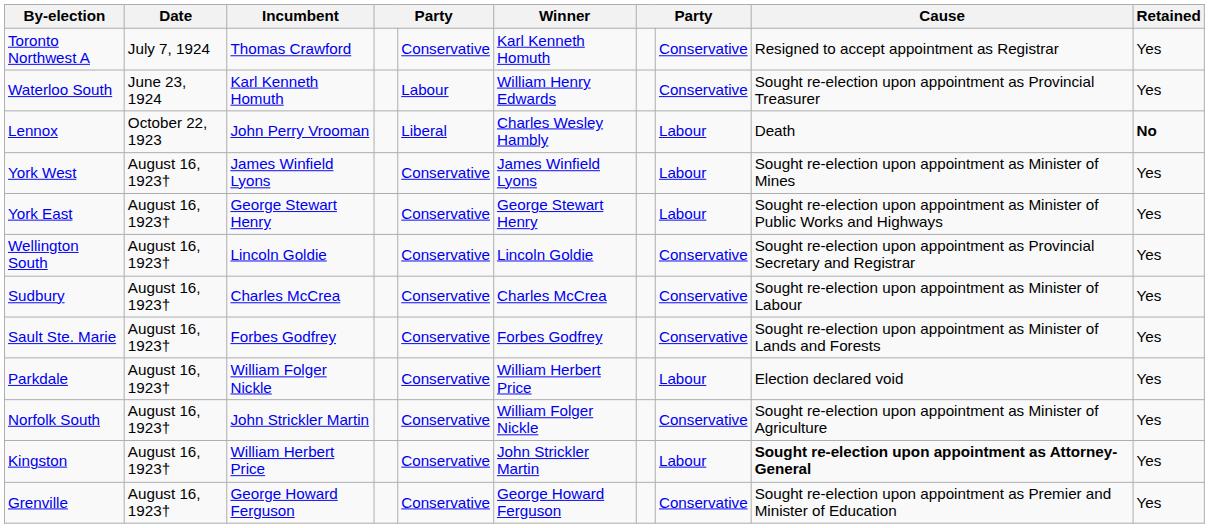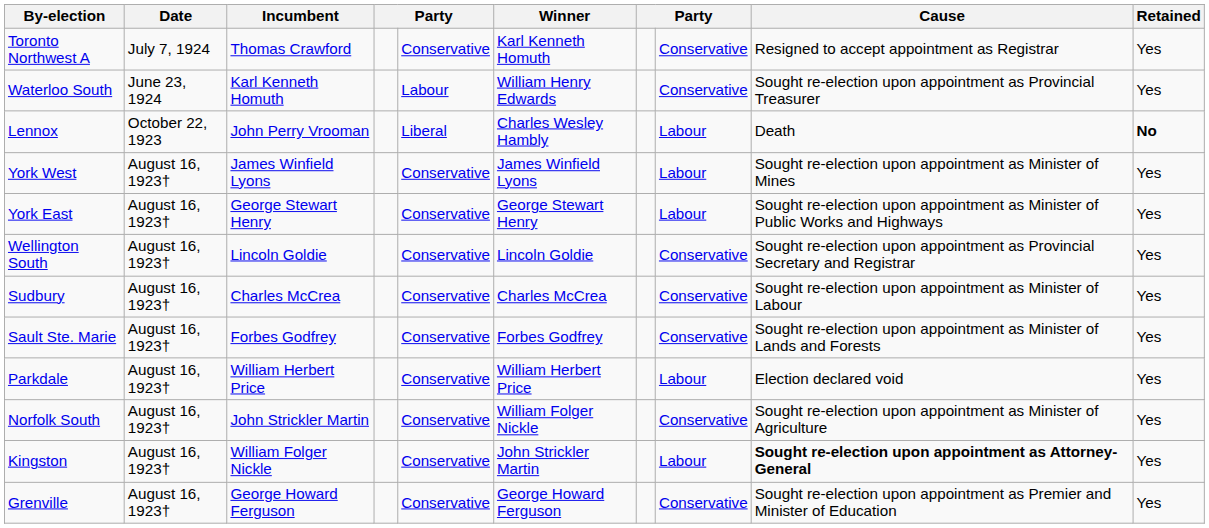(279, 378) William Folger Nickle -> (282, 378) William Herbert Price
(282, 461) William Herbert Price -> (279, 461) William Folger Nickle
